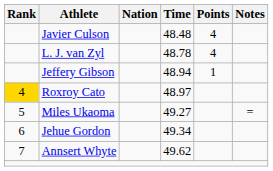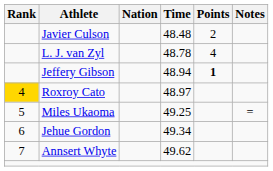(213, 33) 4 -> (213, 33) 2
(213, 72) normal -> (213, 72) bold
(177, 111) 49.27 -> (177, 111) 49.25
